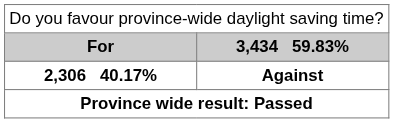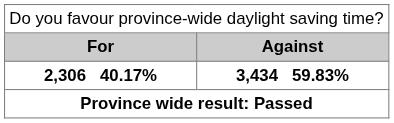(292, 47) 3,434 59.83% -> (292, 47) Against
(292, 75) Against -> (292, 75) 3,434 59.83%
